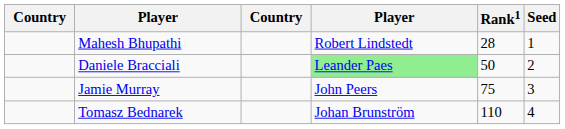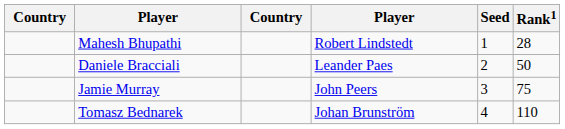columns swapped: (501, 18) <-> (542, 18)
(354, 66) lightgreen background -> (354, 66) no background
